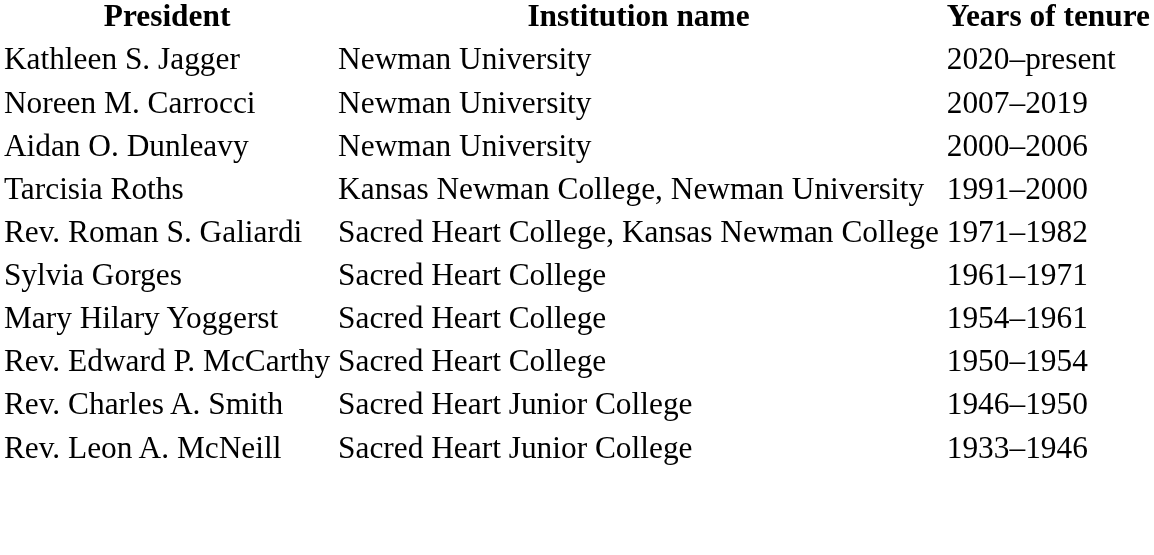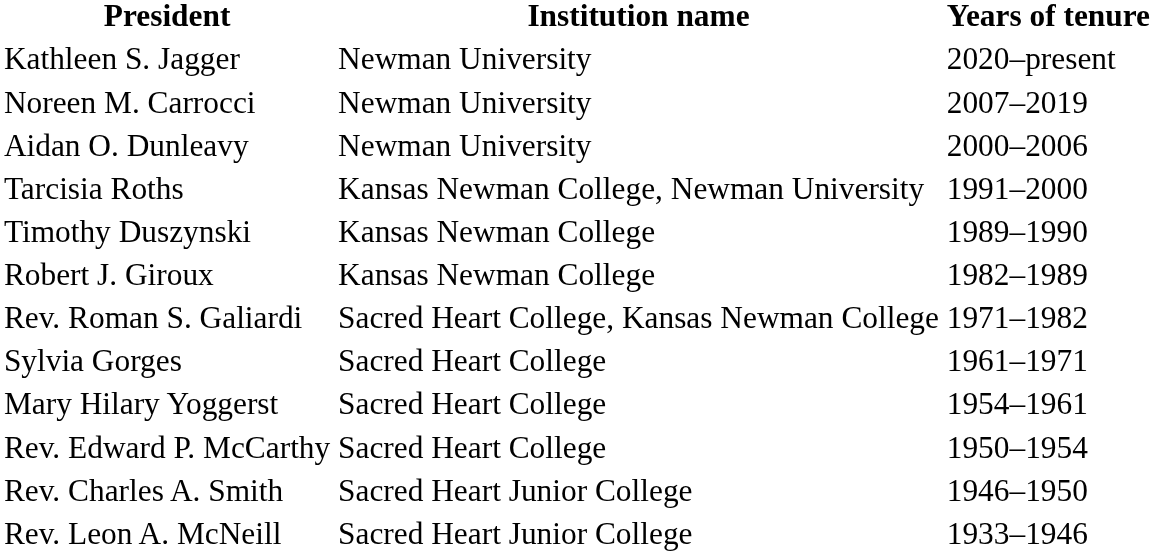+ row: (127, 231)
+ row: (109, 274)
